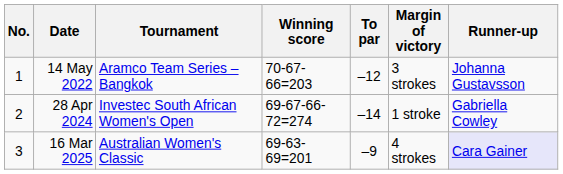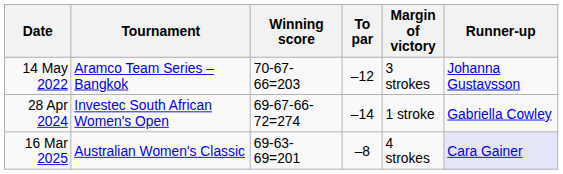- column: (19, 31)
(369, 151) –9 -> (362, 151) –8
